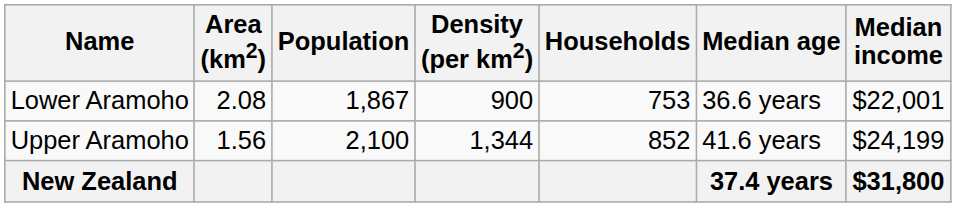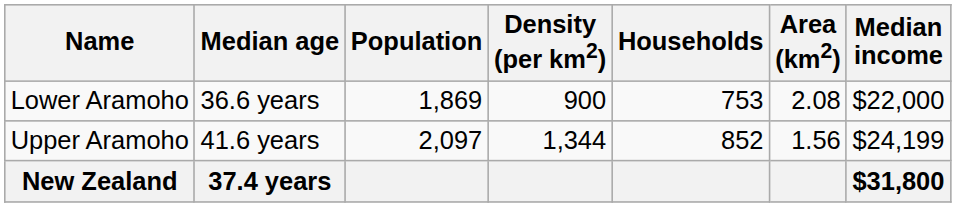columns swapped: (233, 42) <-> (771, 42)
(377, 100) 1,867 -> (450, 100) 1,869
(898, 100) $22,001 -> (898, 100) $22,000
(377, 140) 2,100 -> (450, 140) 2,097
